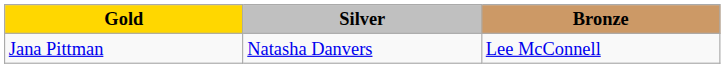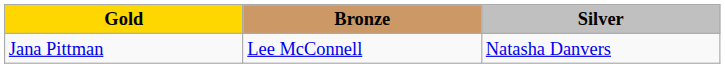columns swapped: (362, 19) <-> (601, 19)
